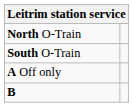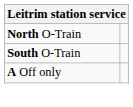- row: (11, 92)
